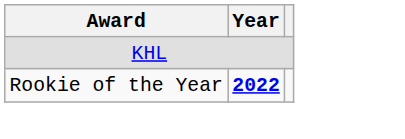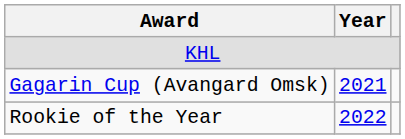+ row: (170, 85)
(256, 85) bold -> (363, 117) normal
